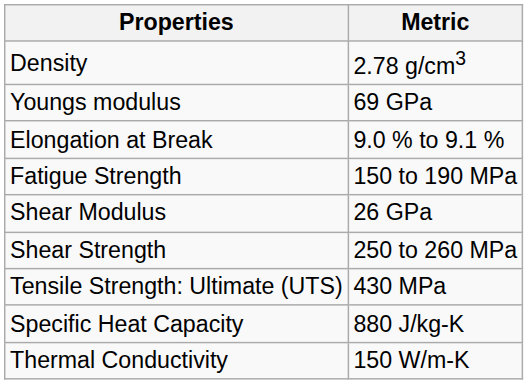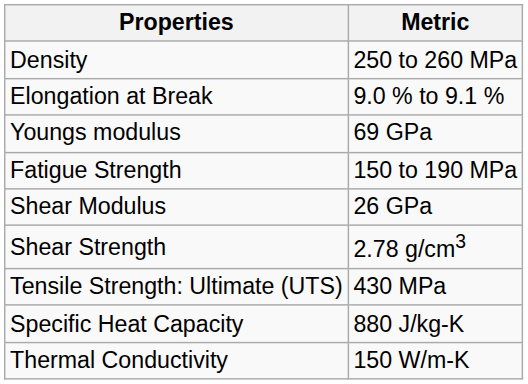(410, 62) 2.78 g/cm3 -> (435, 59) 250 to 260 MPa
rows swapped: (95, 102) <-> (111, 139)
(435, 249) 250 to 260 MPa -> (410, 246) 2.78 g/cm3
